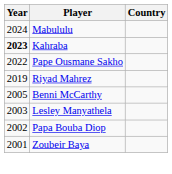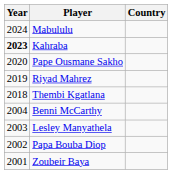(17, 62) 2022 -> (17, 62) 2020
+ row: (69, 95)
(17, 95) 2005 -> (17, 111) 2004
